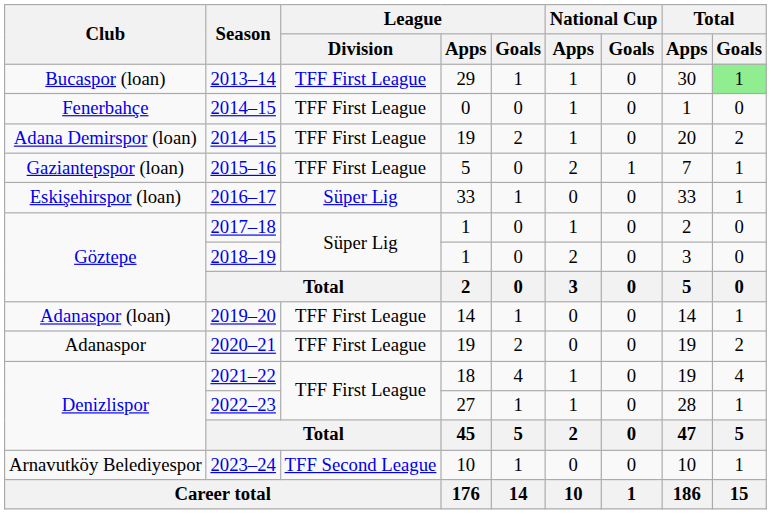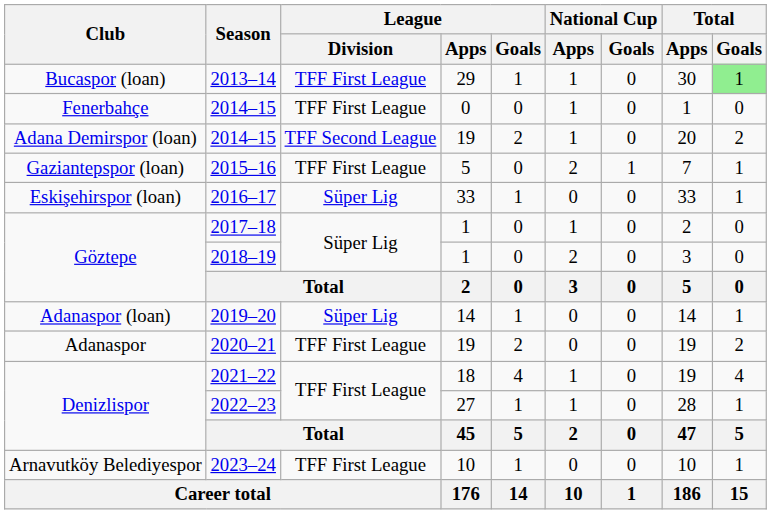(360, 138) TFF First League -> (360, 138) TFF Second League
(360, 316) TFF First League -> (360, 316) Süper Lig
(360, 464) TFF Second League -> (360, 464) TFF First League
